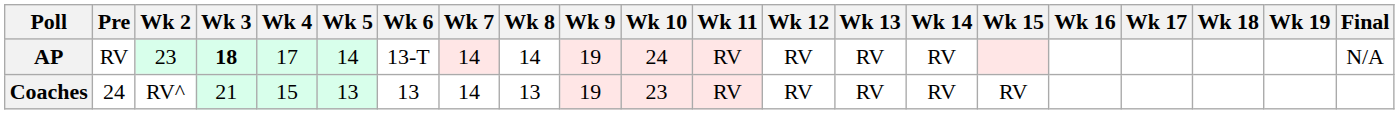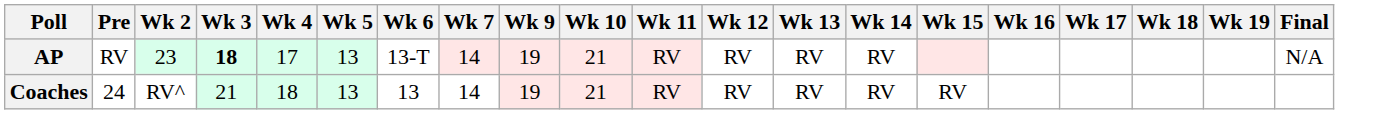- column: (530, 21)
(348, 56) 14 -> (348, 56) 13
(656, 56) 24 -> (596, 56) 21
(287, 91) 15 -> (287, 91) 18
(656, 91) 23 -> (596, 91) 21
